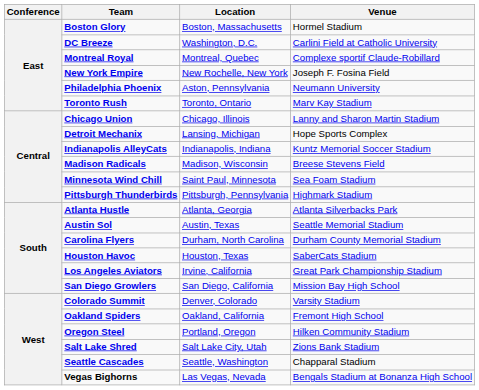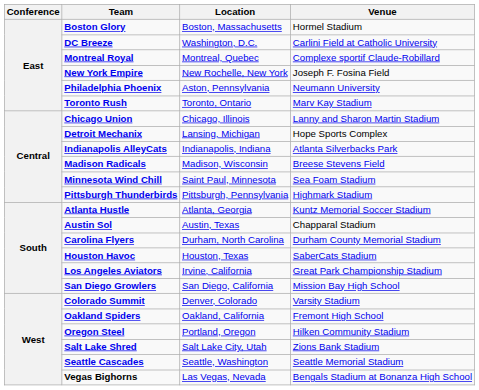(362, 149) Kuntz Memorial Soccer Stadium -> (345, 149) Atlanta Silverbacks Park
(345, 209) Atlanta Silverbacks Park -> (362, 209) Kuntz Memorial Soccer Stadium
(348, 225) Seattle Memorial Stadium -> (334, 225) Chapparal Stadium
(334, 362) Chapparal Stadium -> (348, 362) Seattle Memorial Stadium
